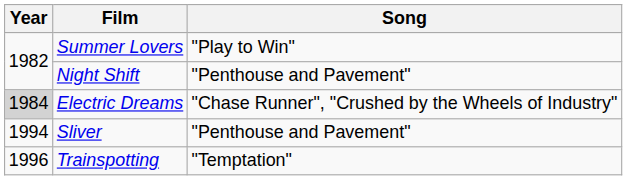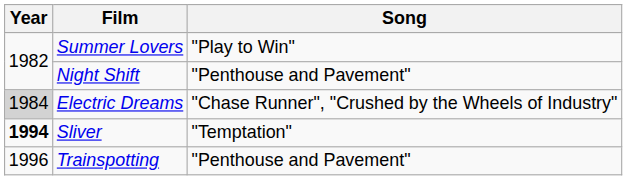(29, 132) normal -> (29, 132) bold
(301, 132) "Penthouse and Pavement" -> (242, 132) "Temptation"
(242, 160) "Temptation" -> (301, 160) "Penthouse and Pavement"
